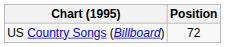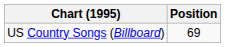(194, 33) 72 -> (194, 33) 69
